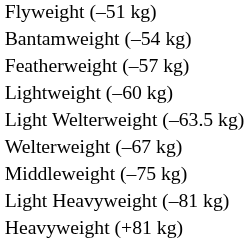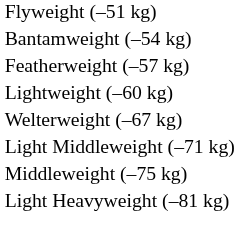- row: (125, 119)
+ row: (120, 146)
- row: (94, 228)
